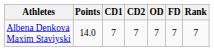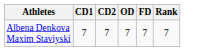- column: (88, 12)
